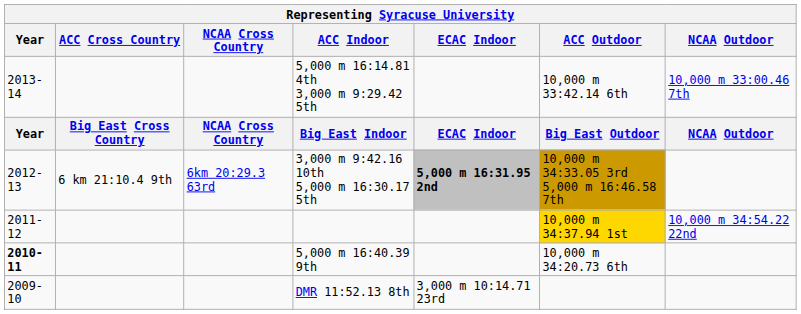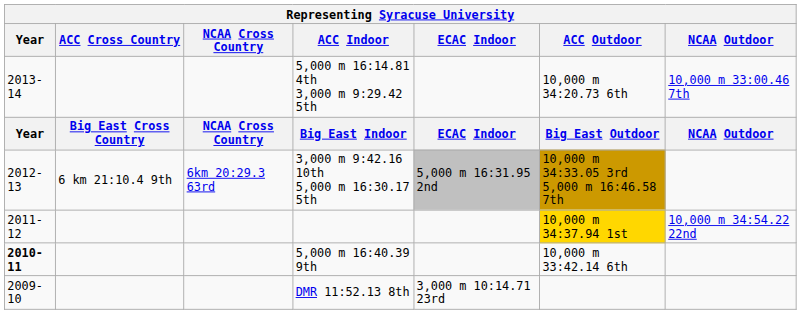(585, 87) 10,000 m 33:42.14 6th -> (585, 87) 10,000 m 34:20.73 6th
(474, 180) bold -> (474, 180) normal
(585, 259) 10,000 m 34:20.73 6th -> (585, 259) 10,000 m 33:42.14 6th
